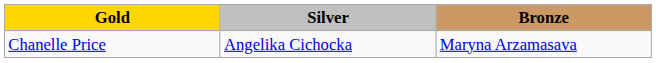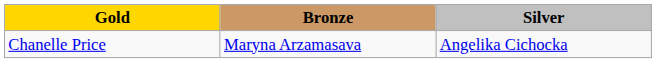columns swapped: (328, 17) <-> (544, 17)
